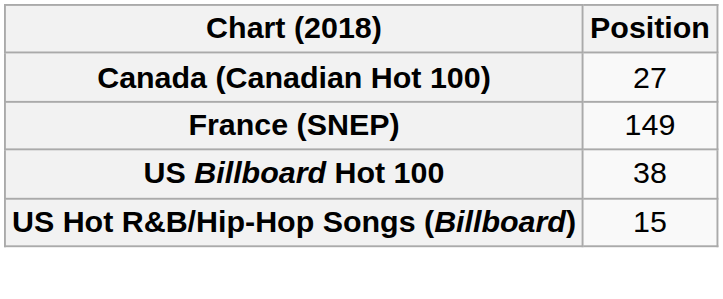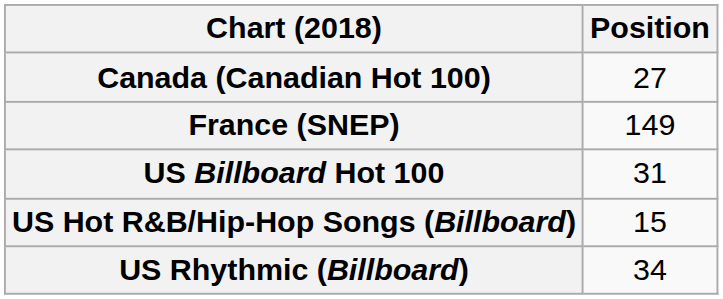(650, 173) 38 -> (650, 173) 31
+ row: (294, 269)
